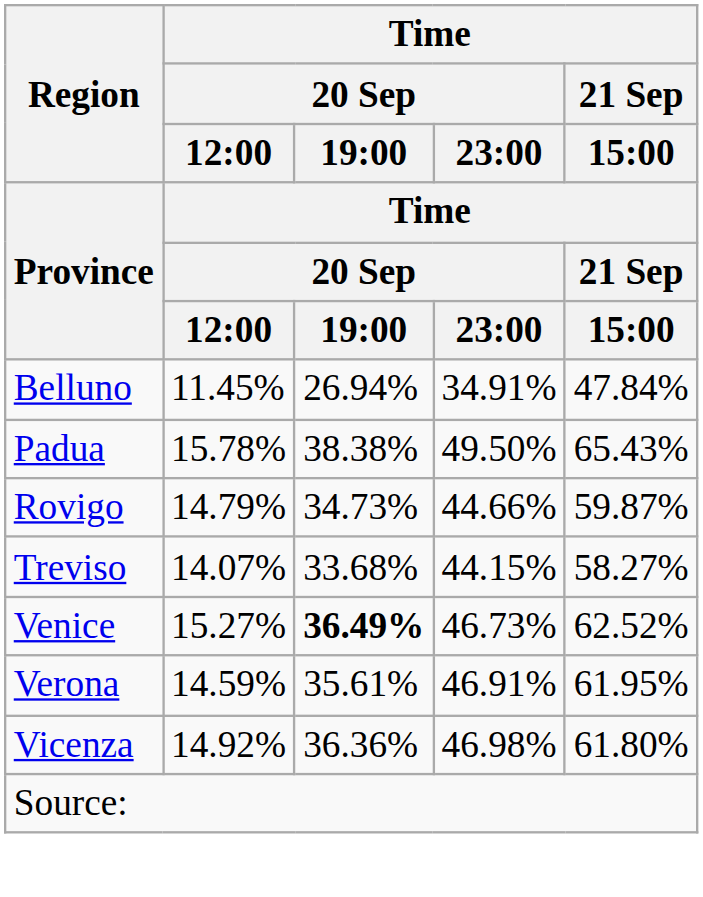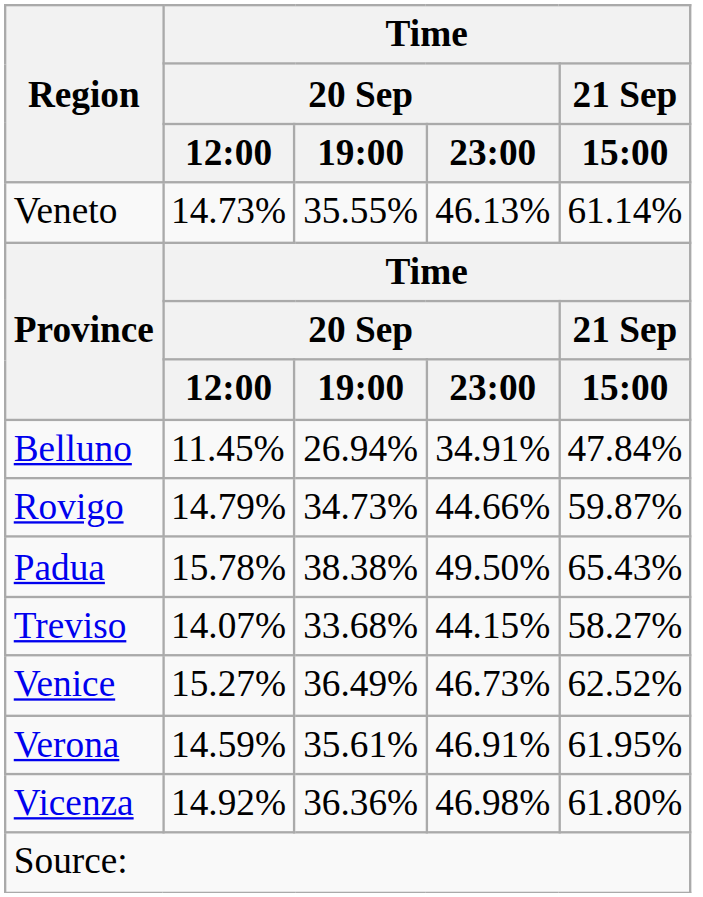+ row: (66, 211)
rows swapped: (59, 447) <-> (69, 507)
(364, 625) bold -> (361, 684) normal
